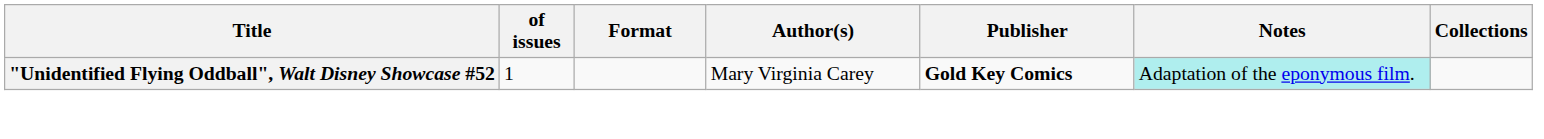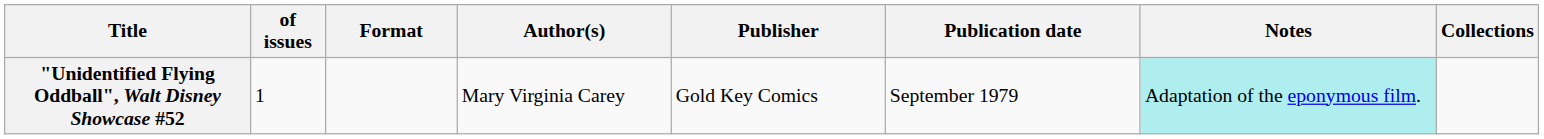+ column: (1013, 31)
(998, 73) bold -> (747, 95) normal
